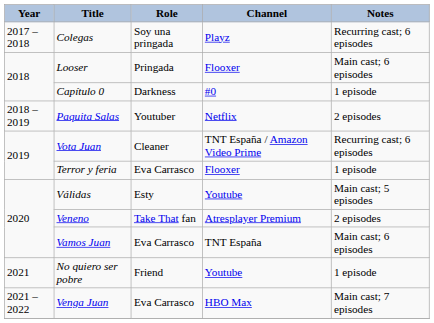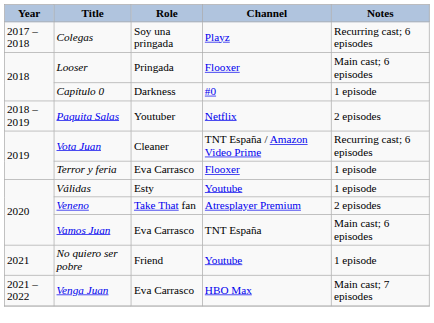(362, 194) Main cast; 5 episodes -> (355, 188) 1 episode
